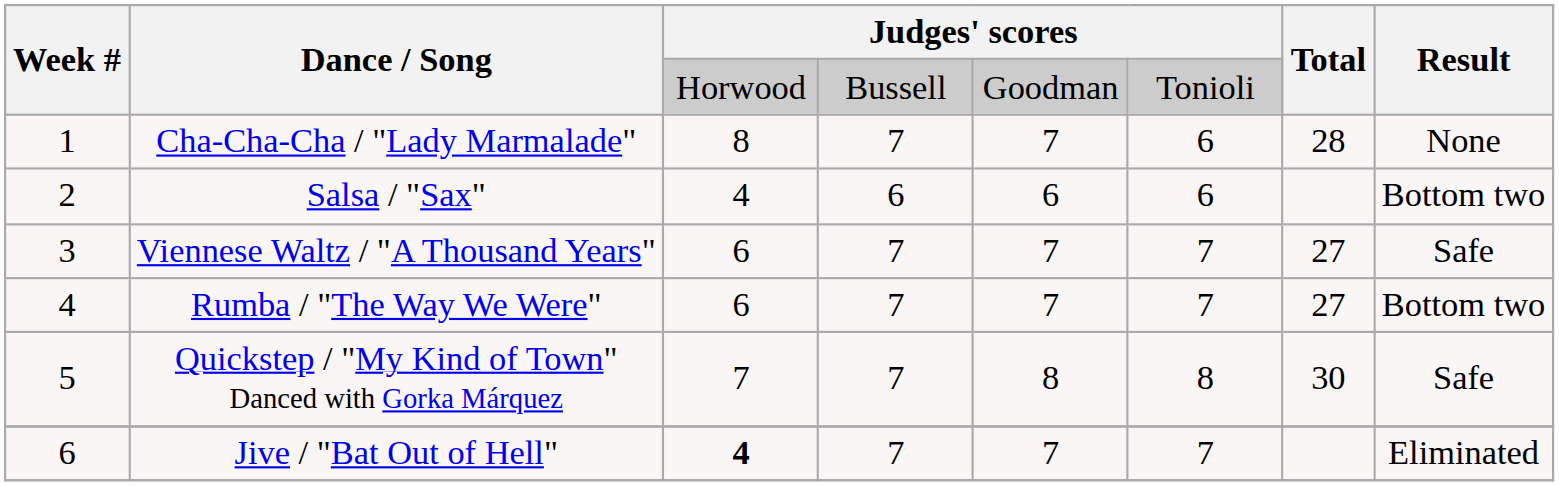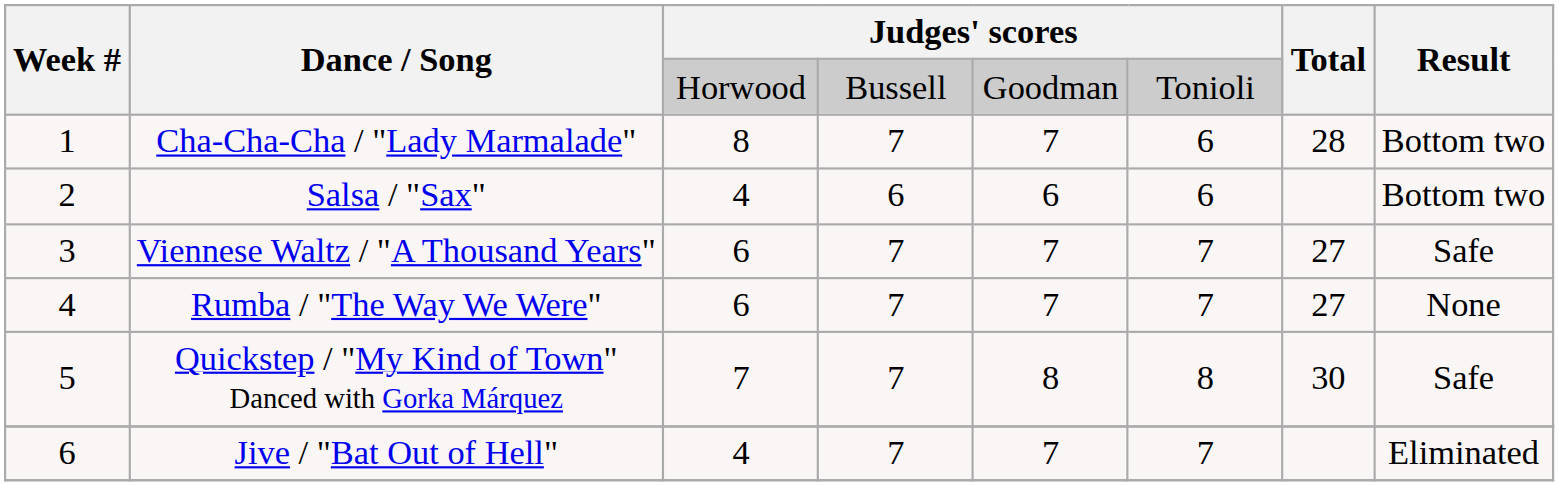(1464, 140) None -> (1464, 140) Bottom two
(1464, 304) Bottom two -> (1464, 304) None
(741, 452) bold -> (741, 452) normal
